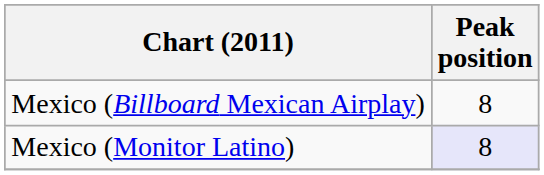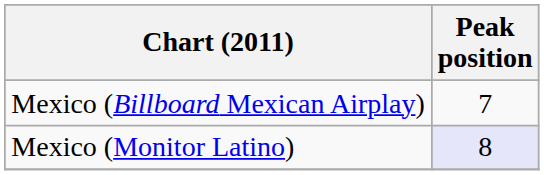(485, 102) 8 -> (485, 102) 7
